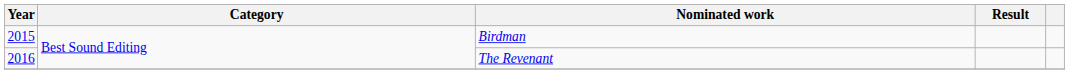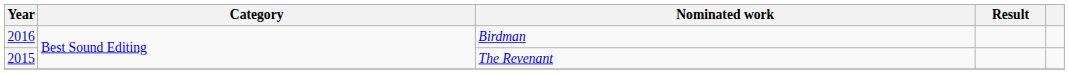(21, 36) 2015 -> (21, 36) 2016
(21, 58) 2016 -> (21, 58) 2015
